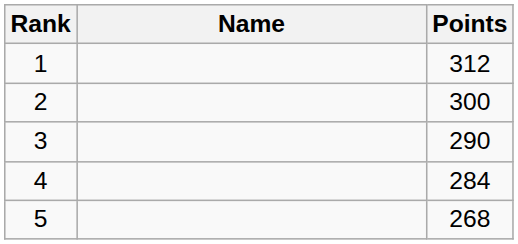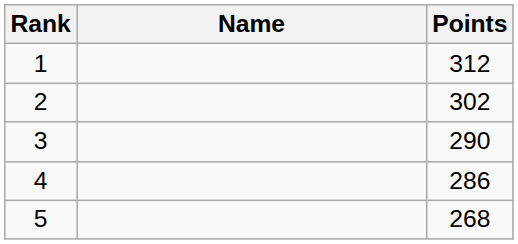(470, 102) 300 -> (470, 102) 302
(470, 180) 284 -> (470, 180) 286
